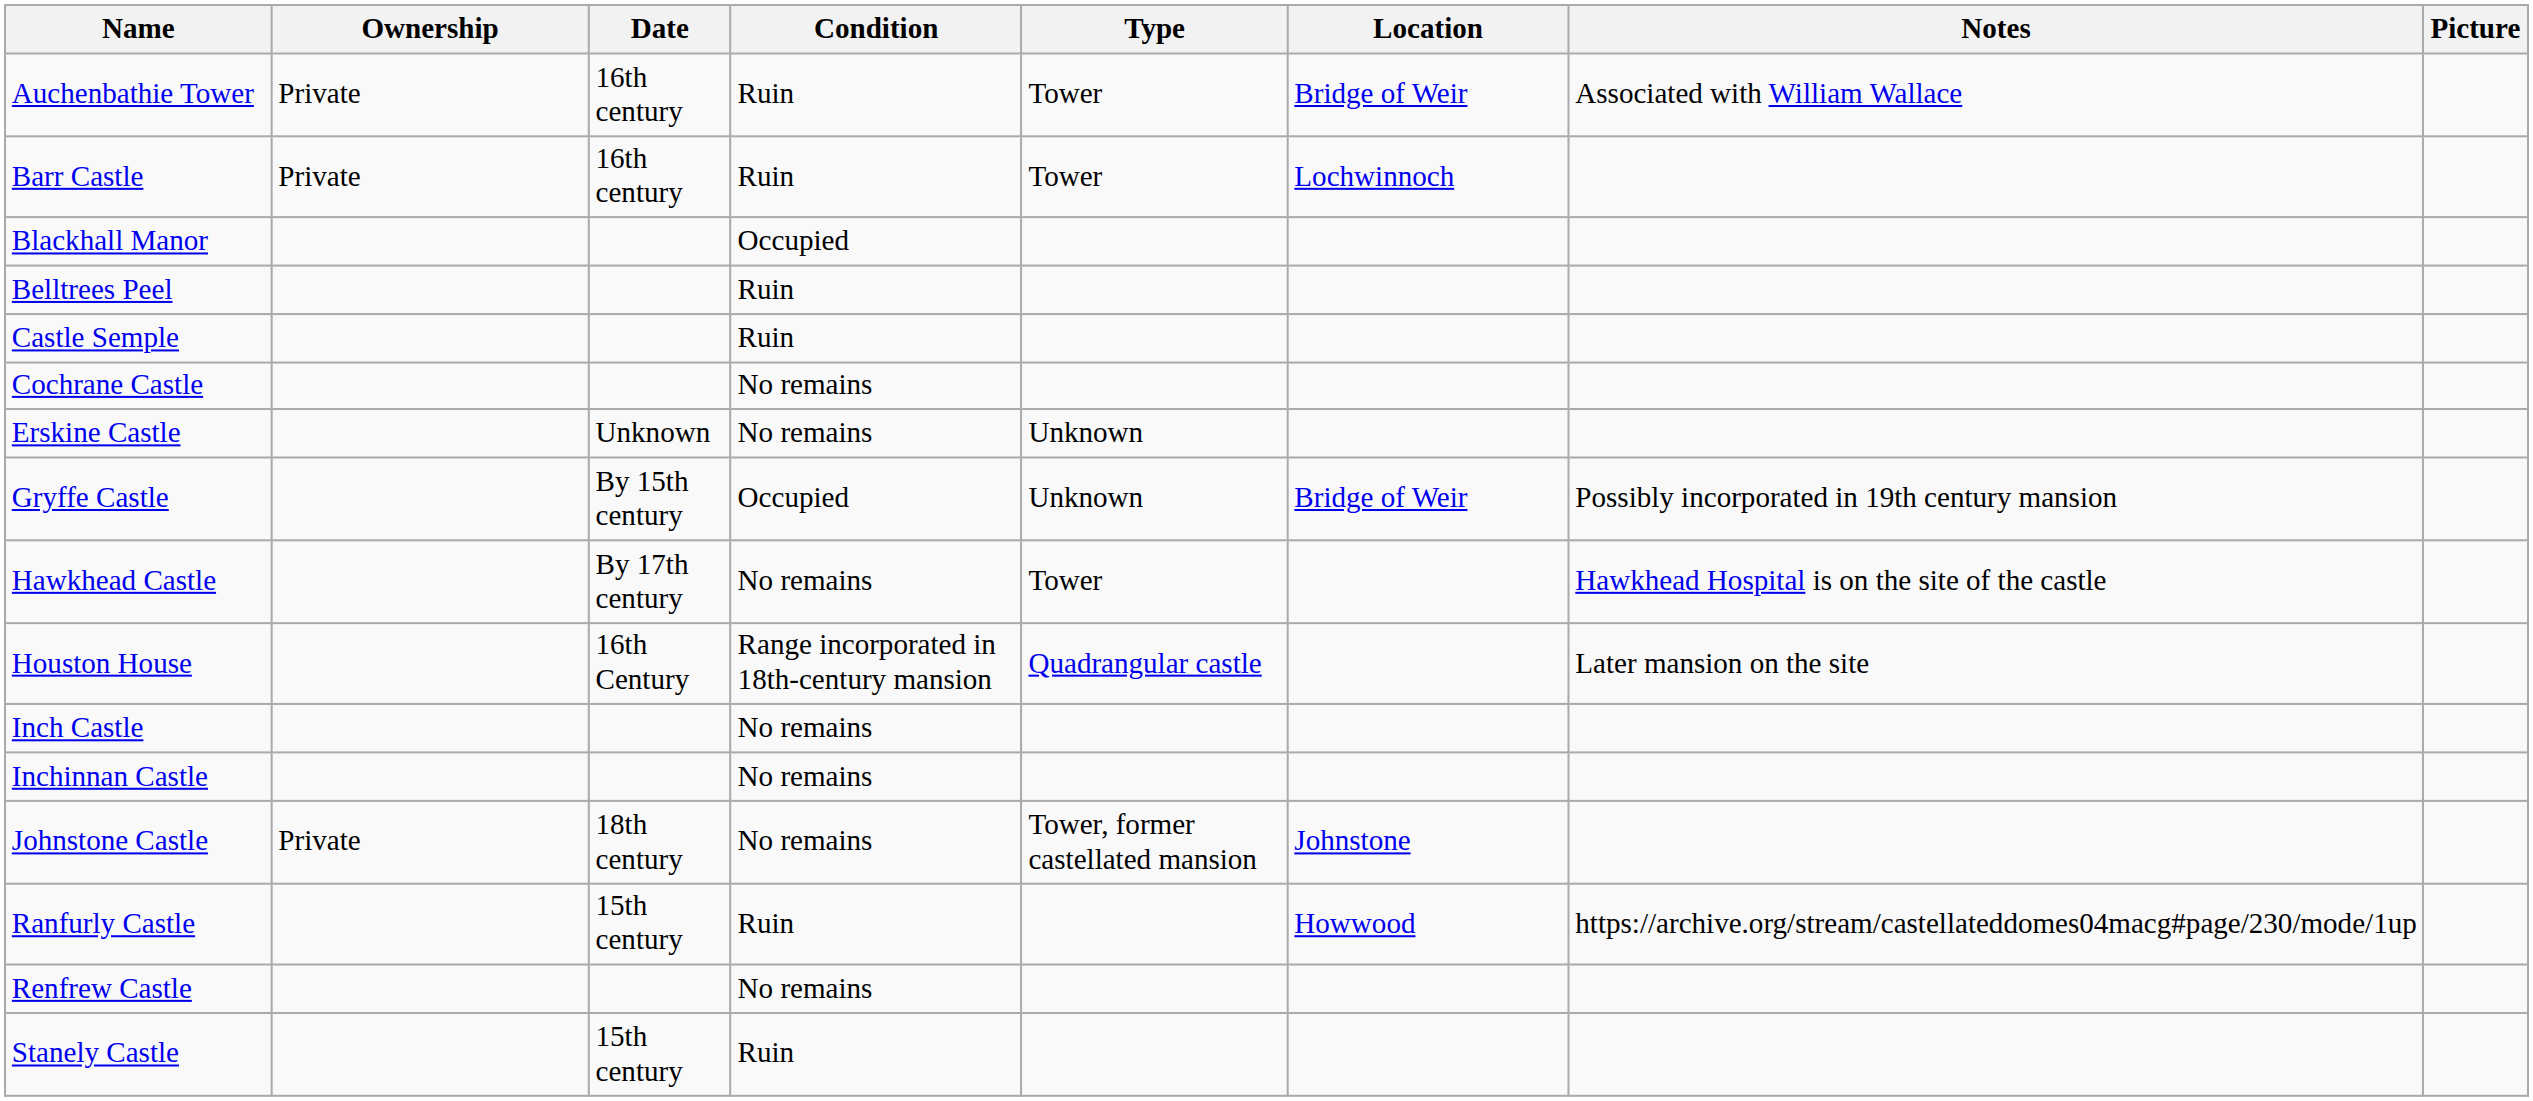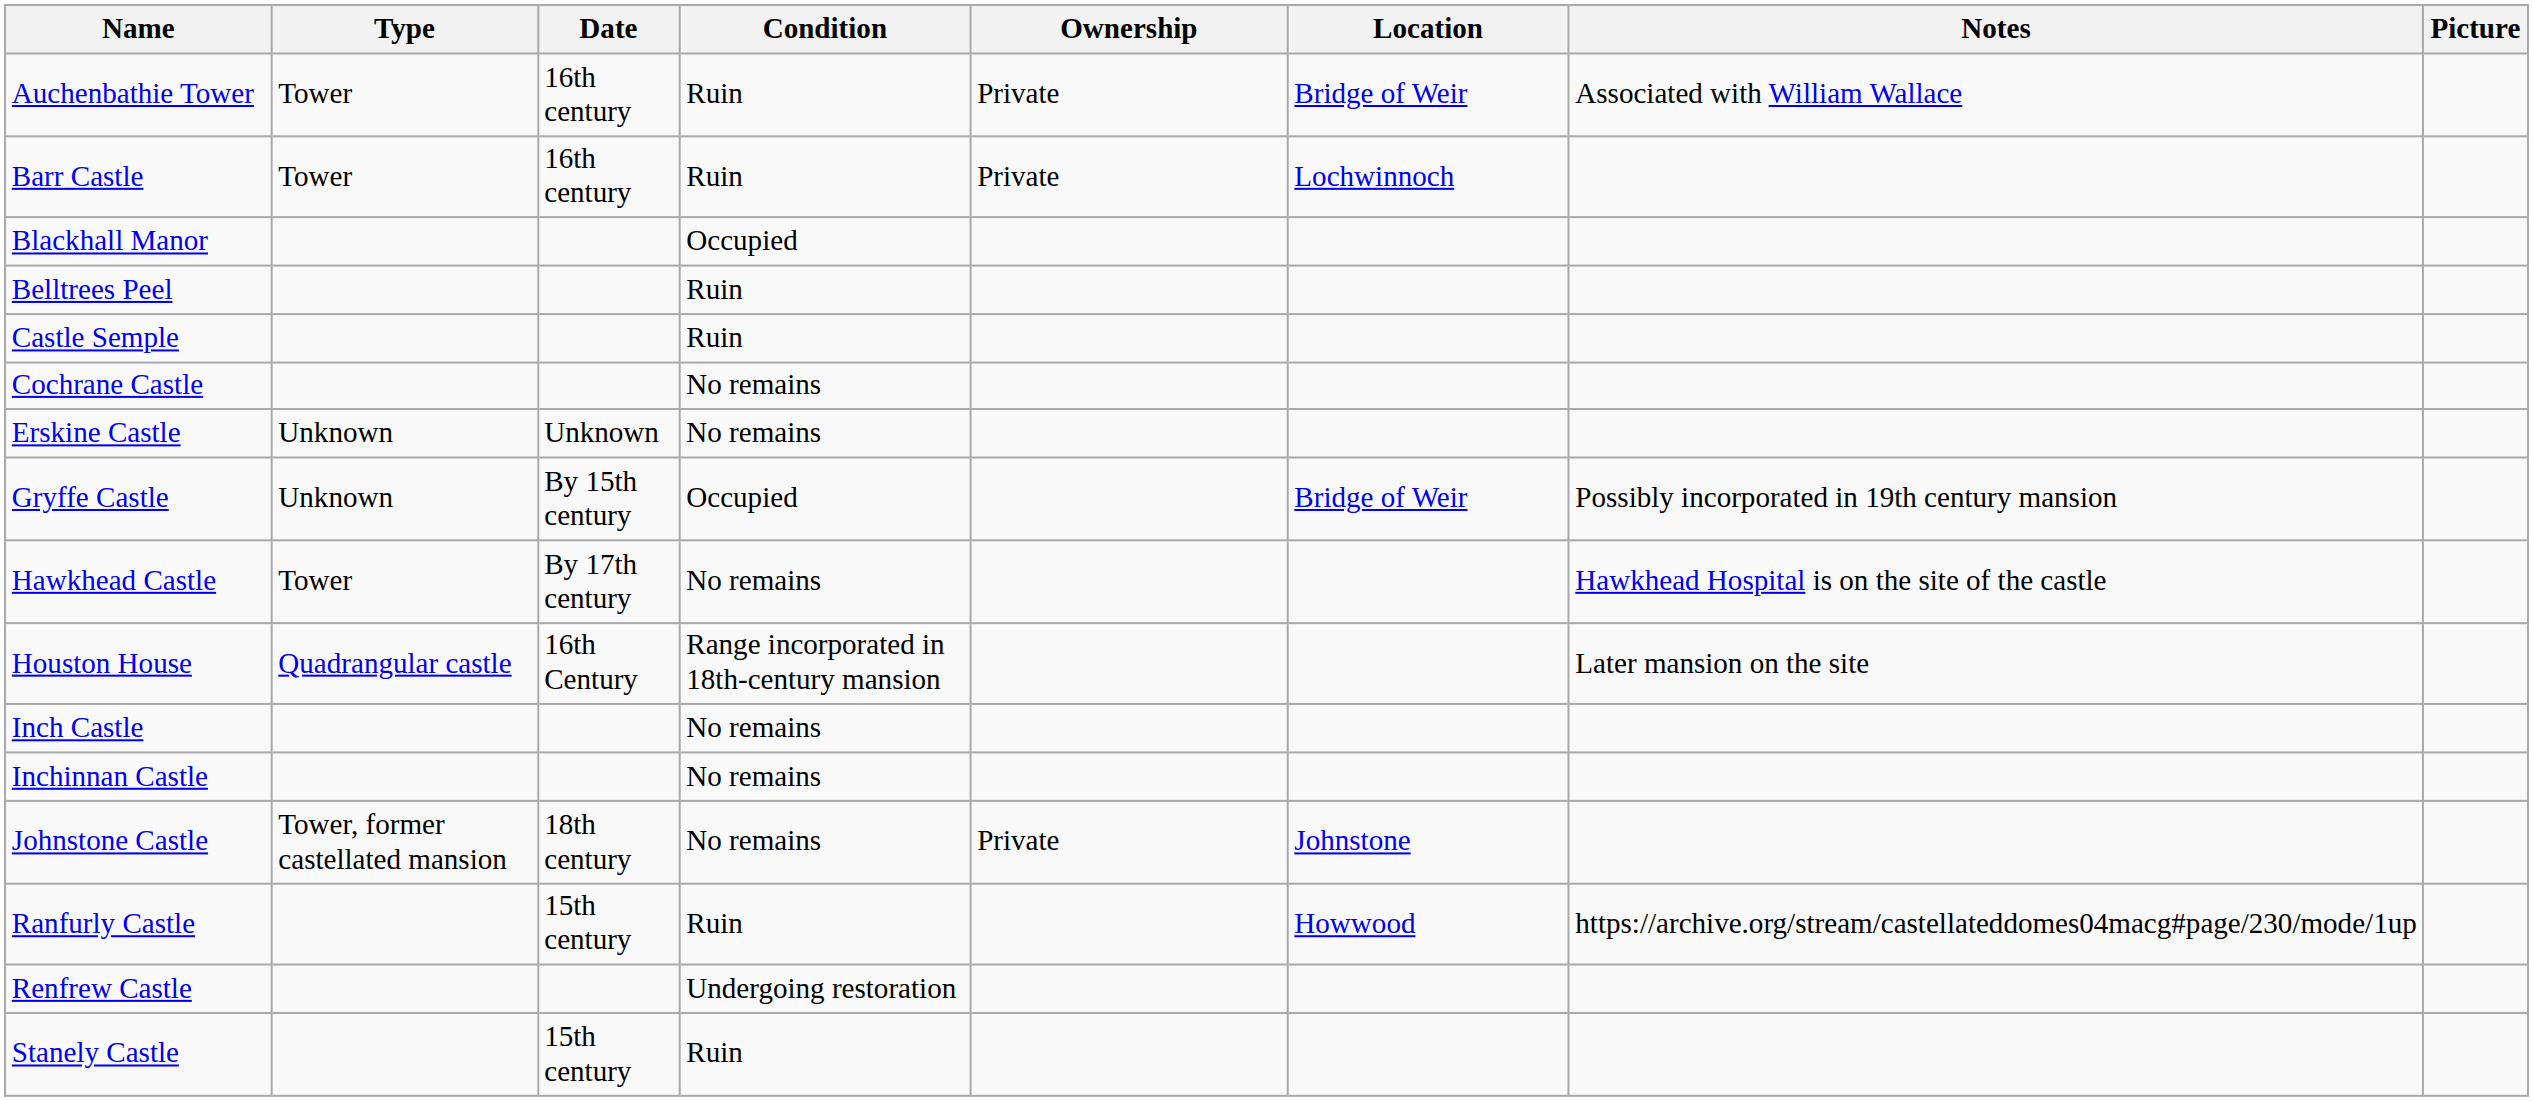columns swapped: (1155, 28) <-> (430, 28)
(805, 988) No remains -> (821, 988) Undergoing restoration
